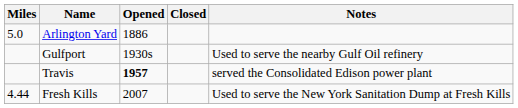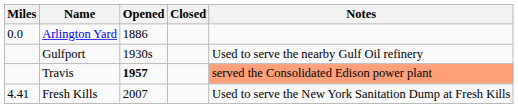(15, 34) 5.0 -> (15, 34) 0.0
(322, 73) no background -> (322, 73) lightsalmon background
(18, 93) 4.44 -> (18, 93) 4.41
